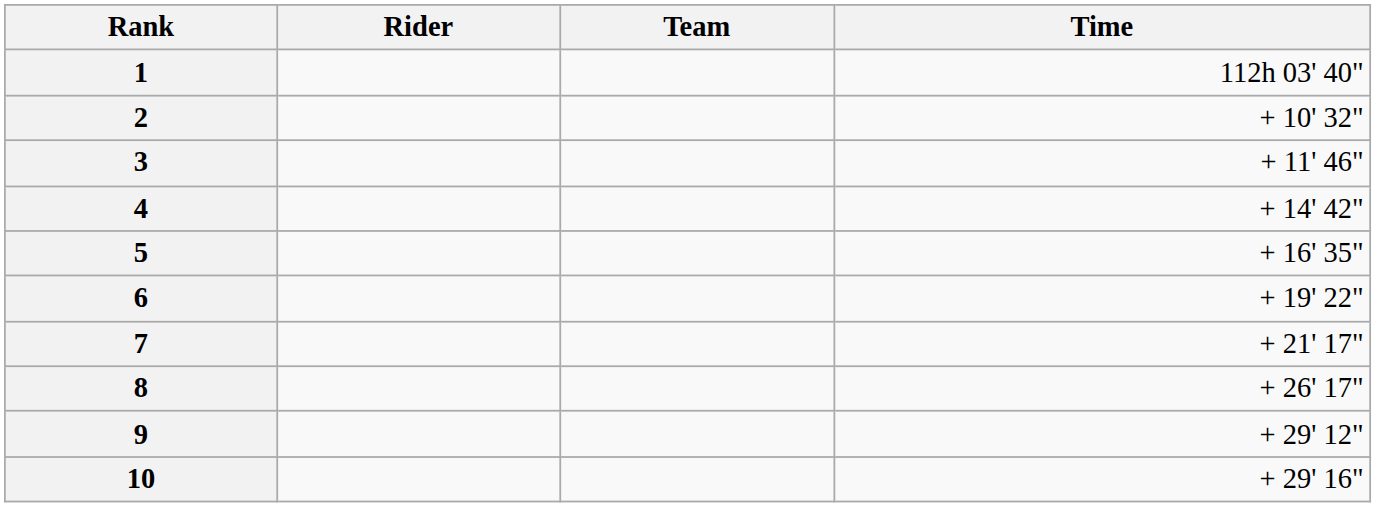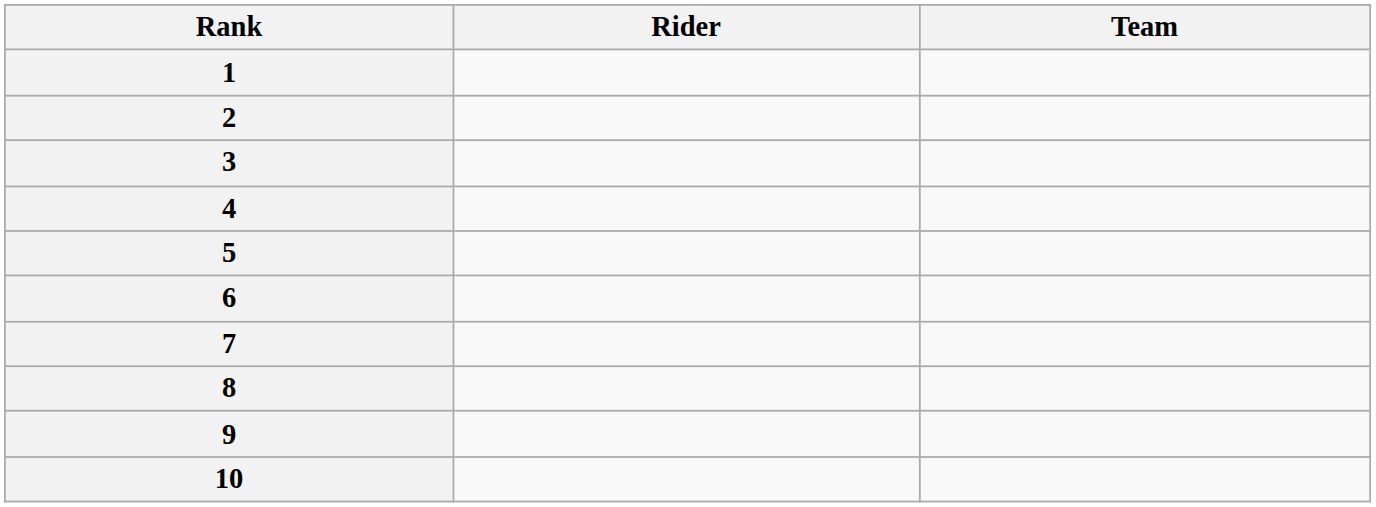- column: (1102, 27)
